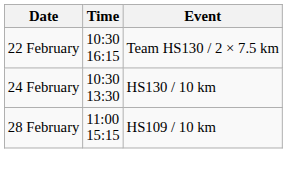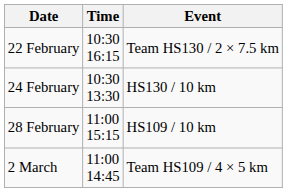+ row: (33, 167)
